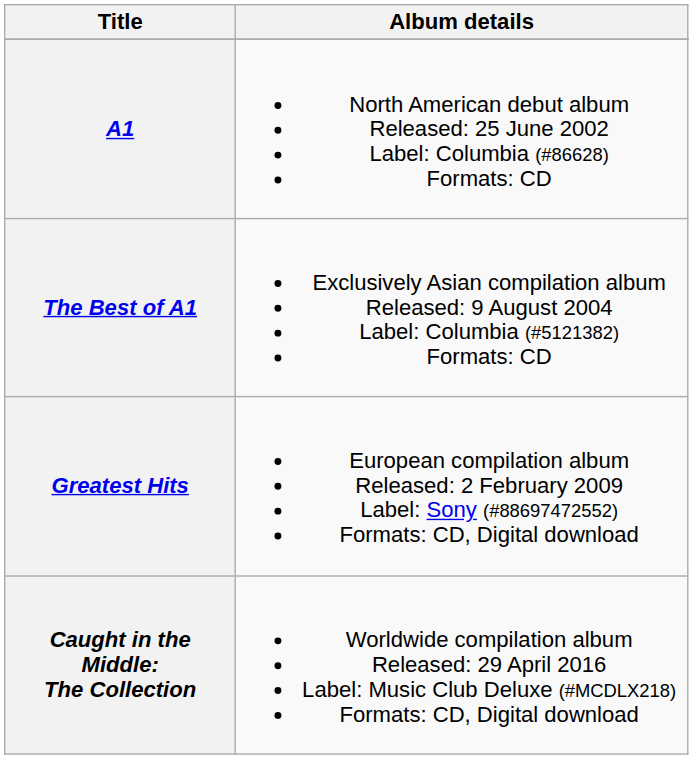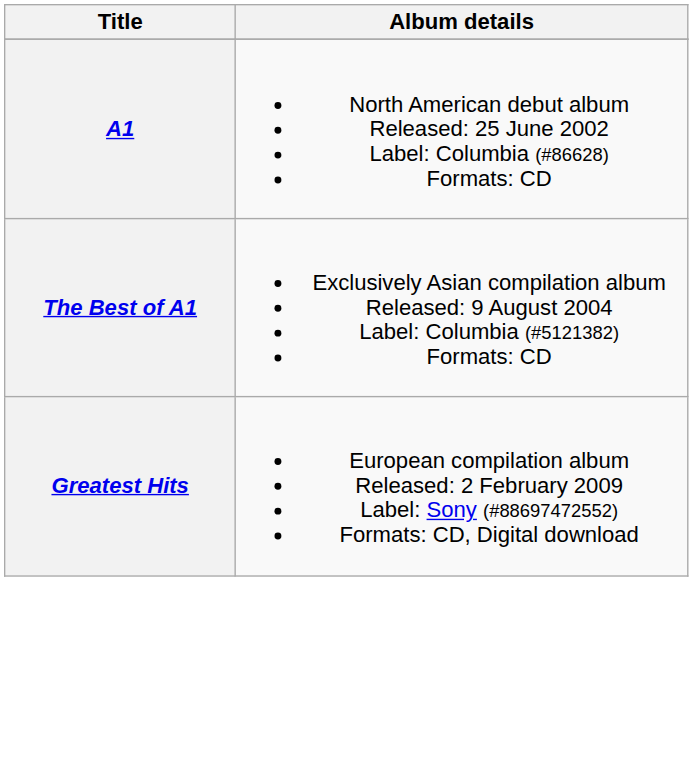- row: (120, 664)
